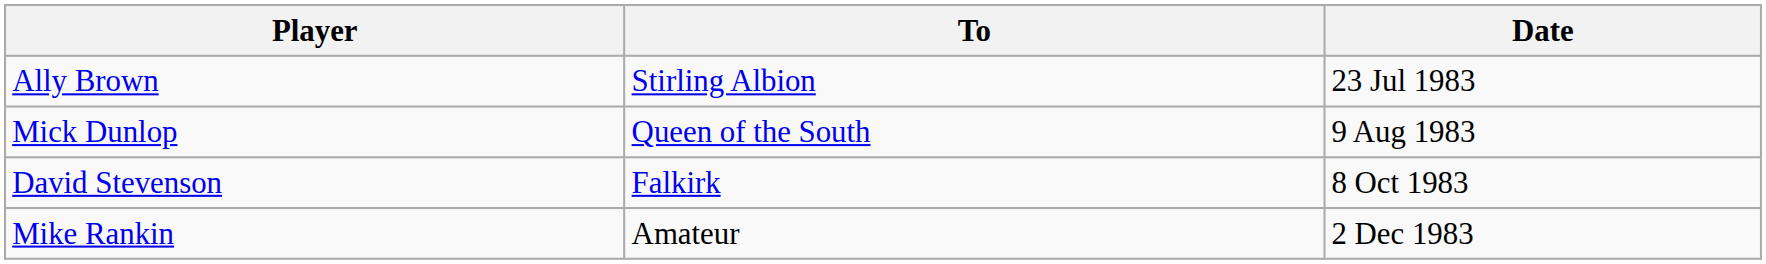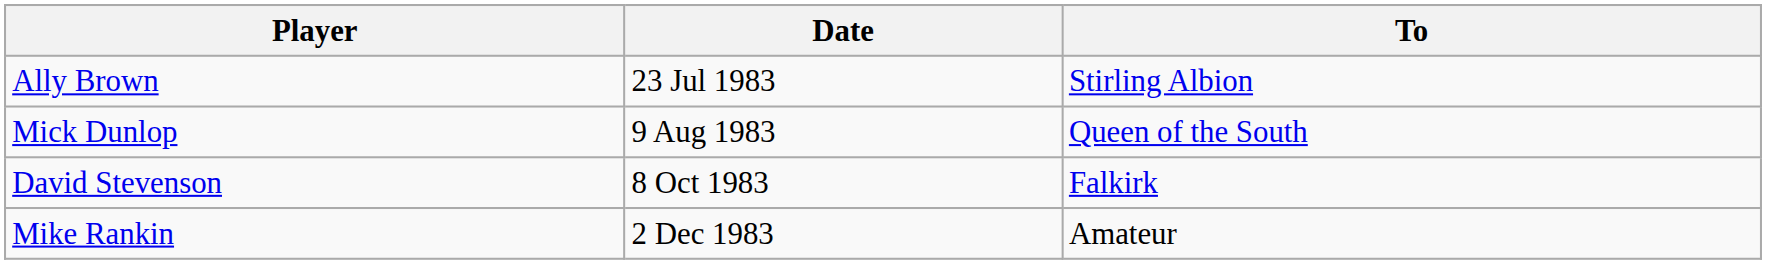columns swapped: (974, 30) <-> (1543, 30)
